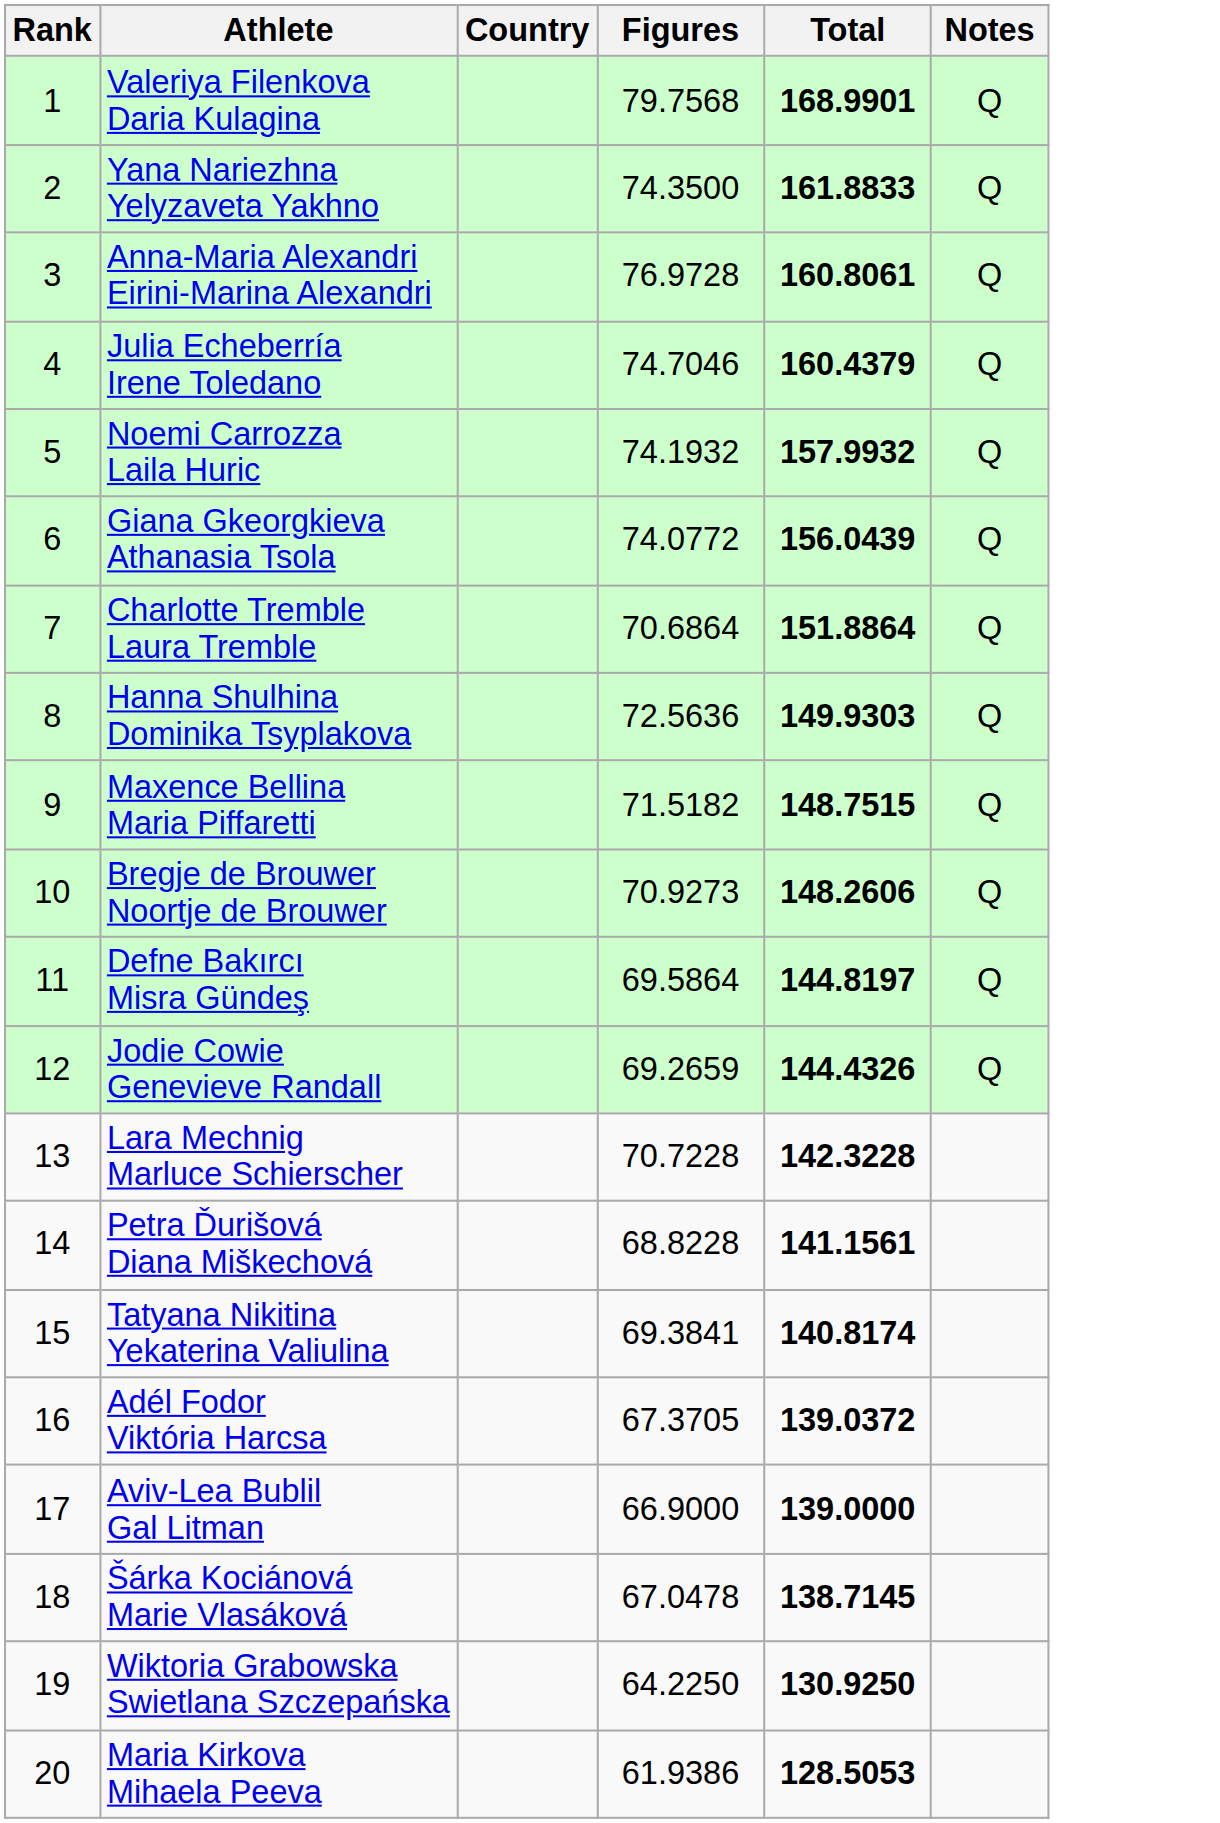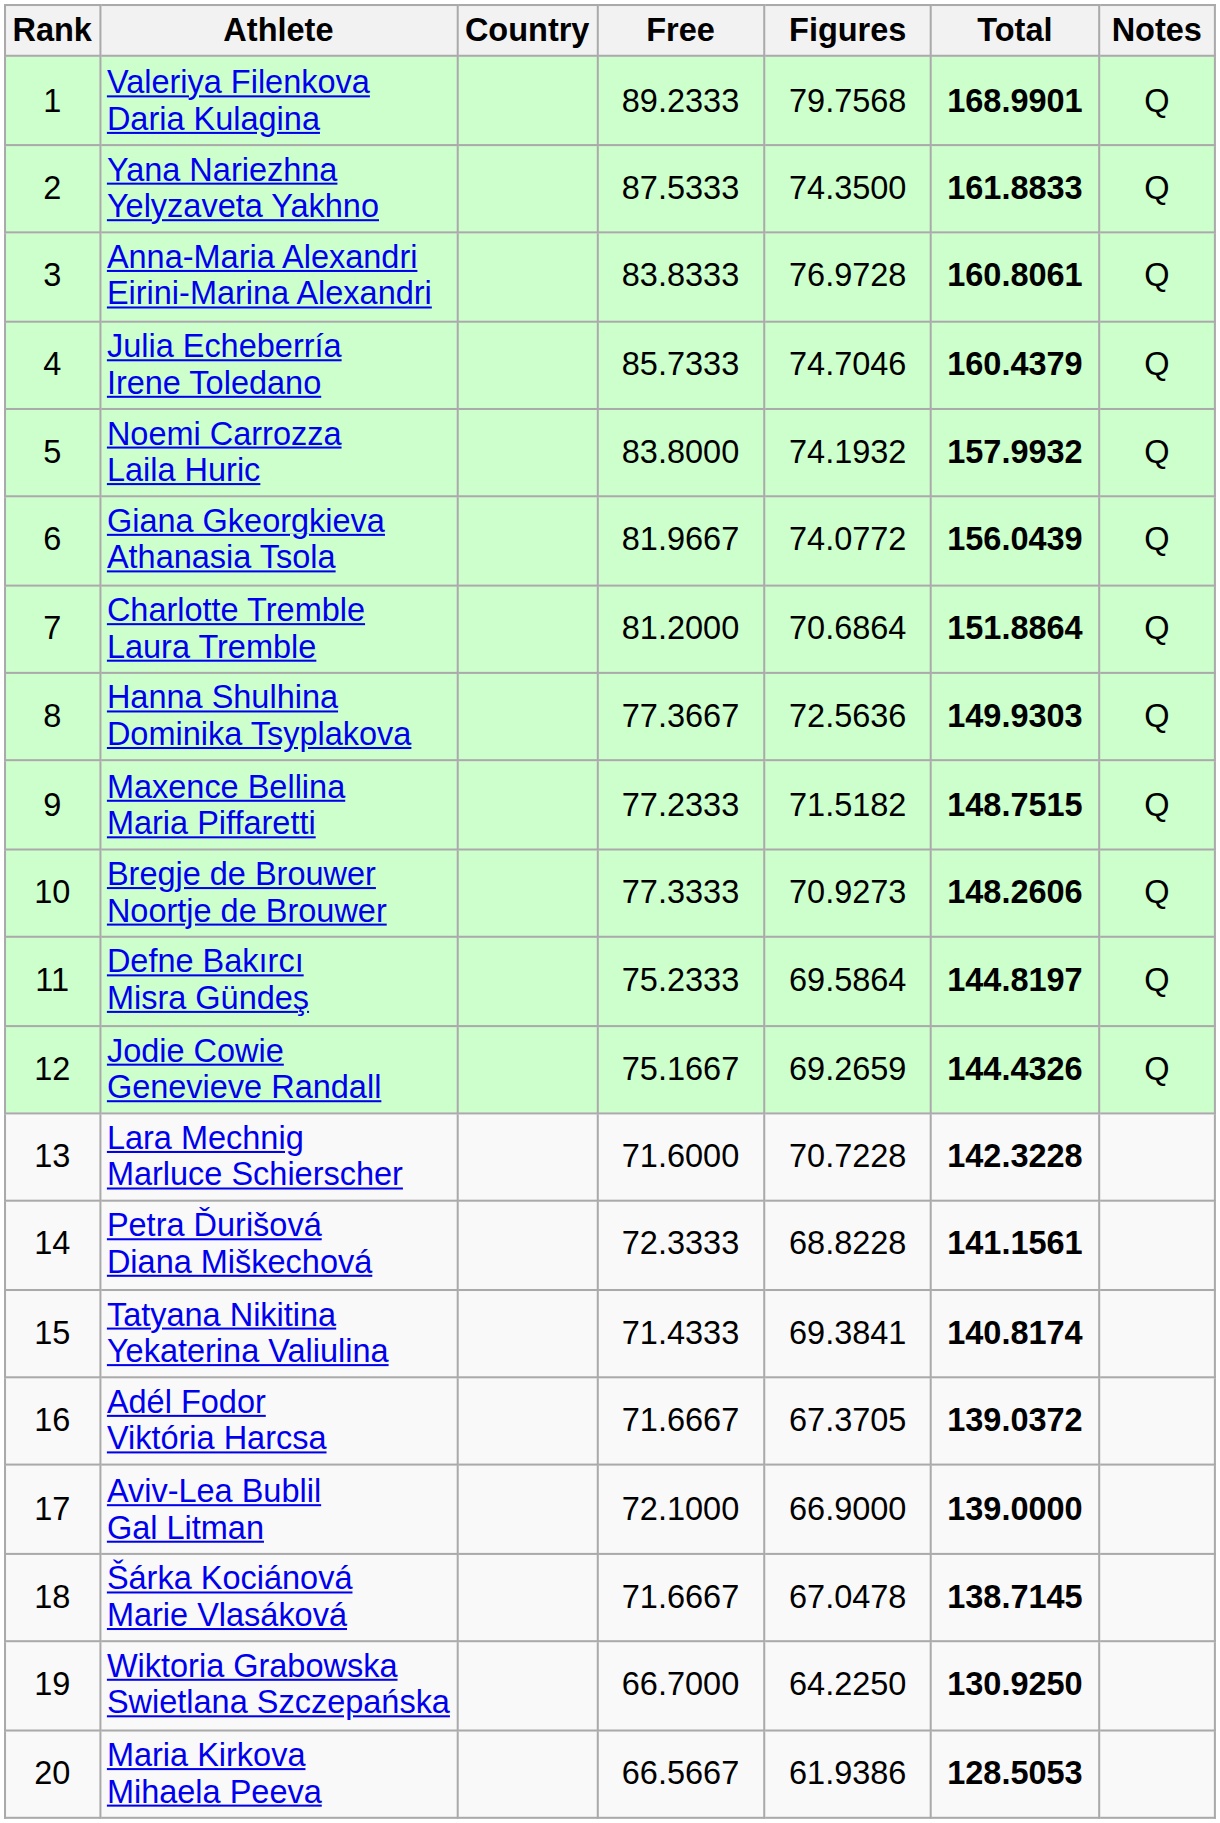+ column: (680, 30)
